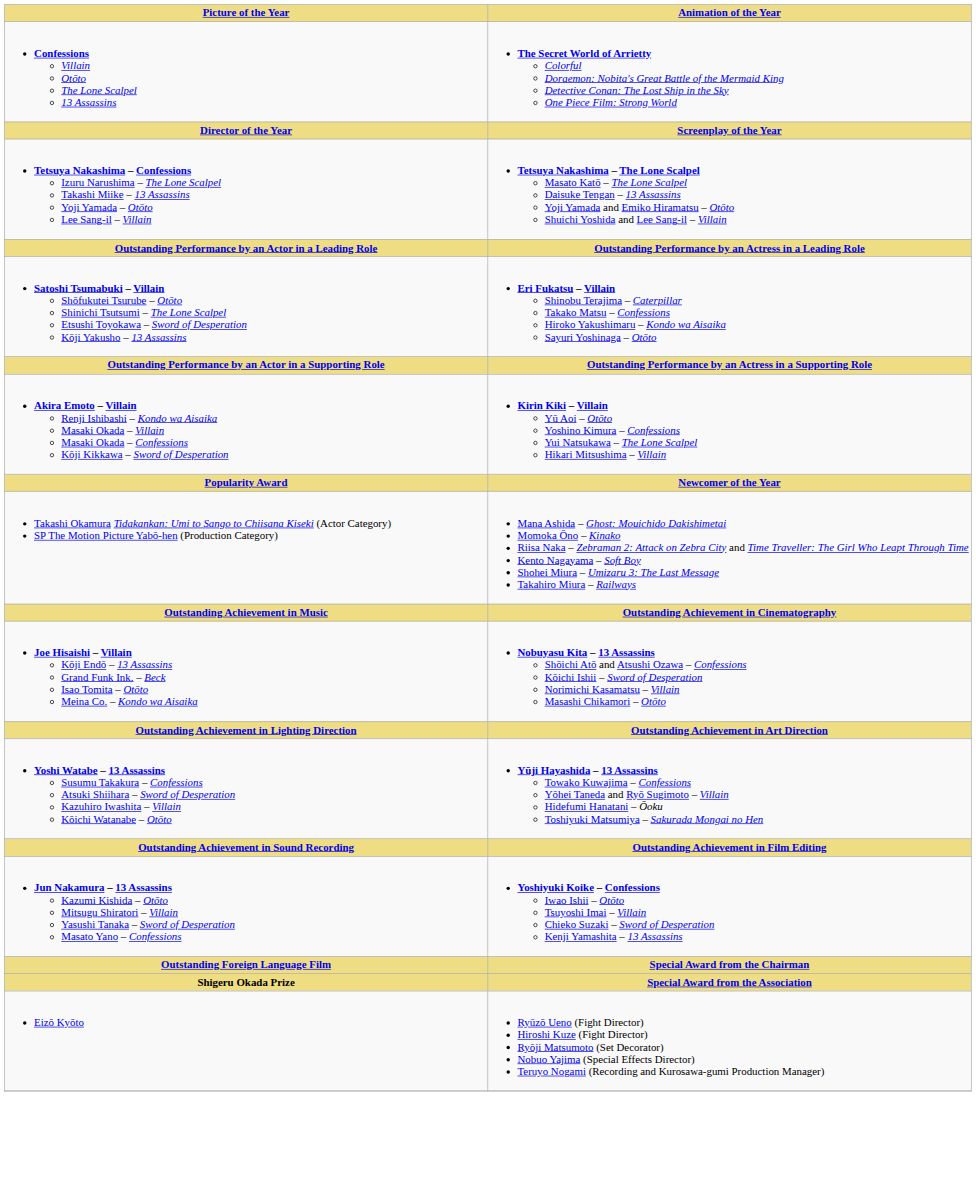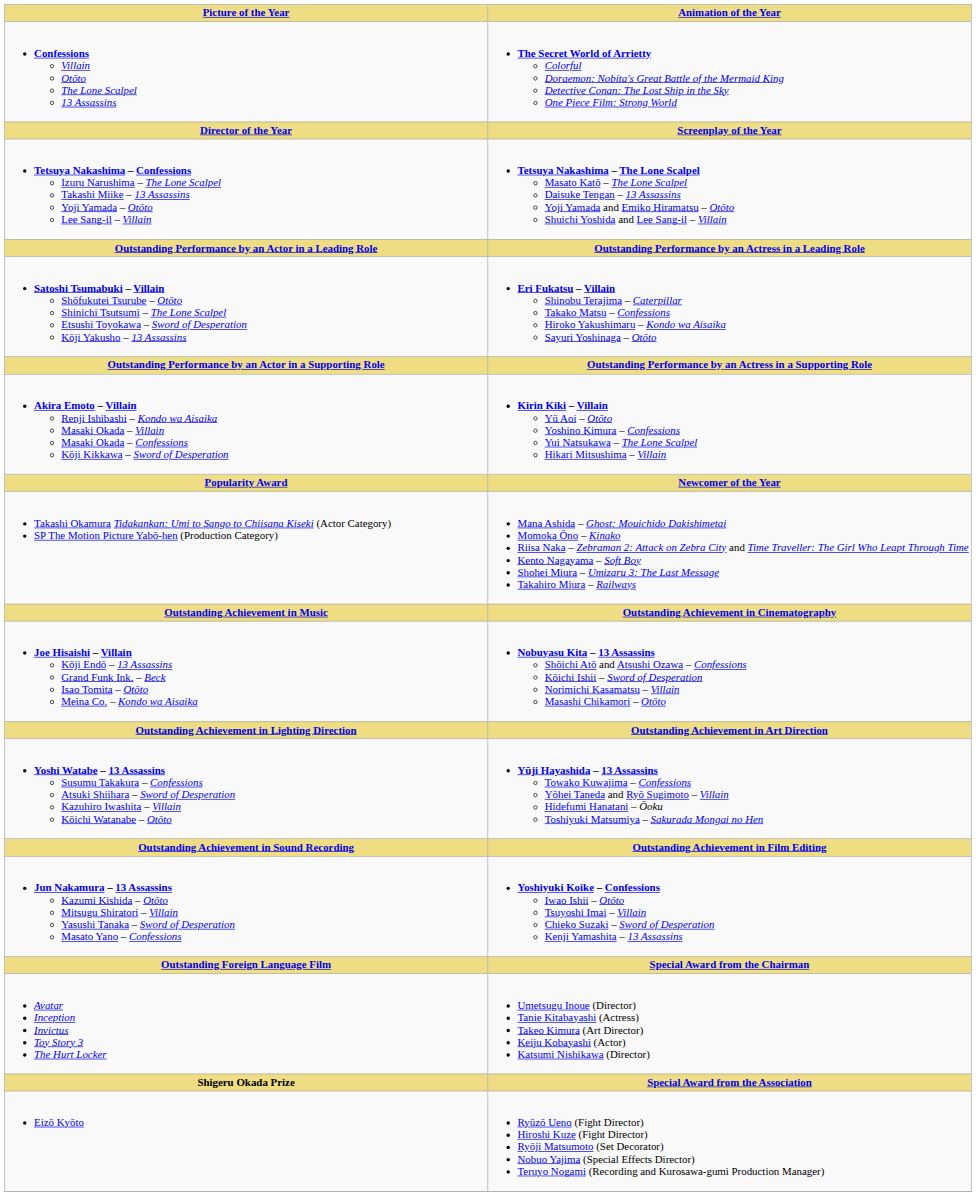+ row: (246, 1030)
